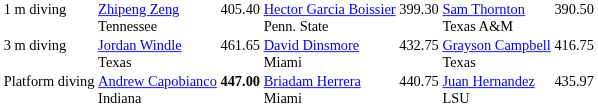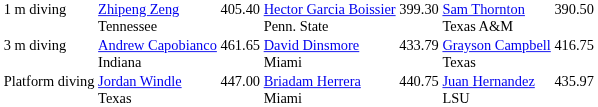(140, 53) Jordan Windle Texas -> (157, 53) Andrew Capobianco Indiana
(419, 45) 432.75 -> (419, 45) 433.79
(157, 89) Andrew Capobianco Indiana -> (140, 89) Jordan Windle Texas
(240, 81) bold -> (240, 81) normal
